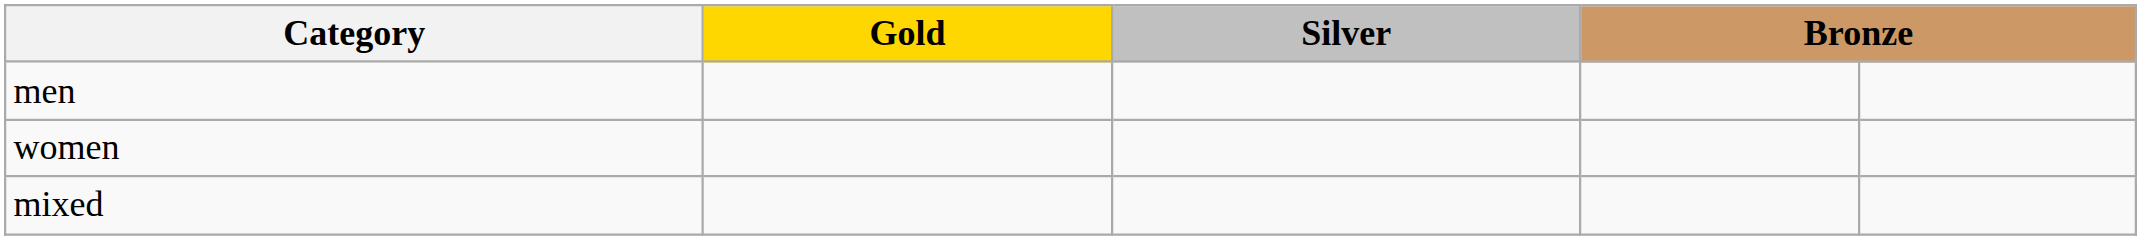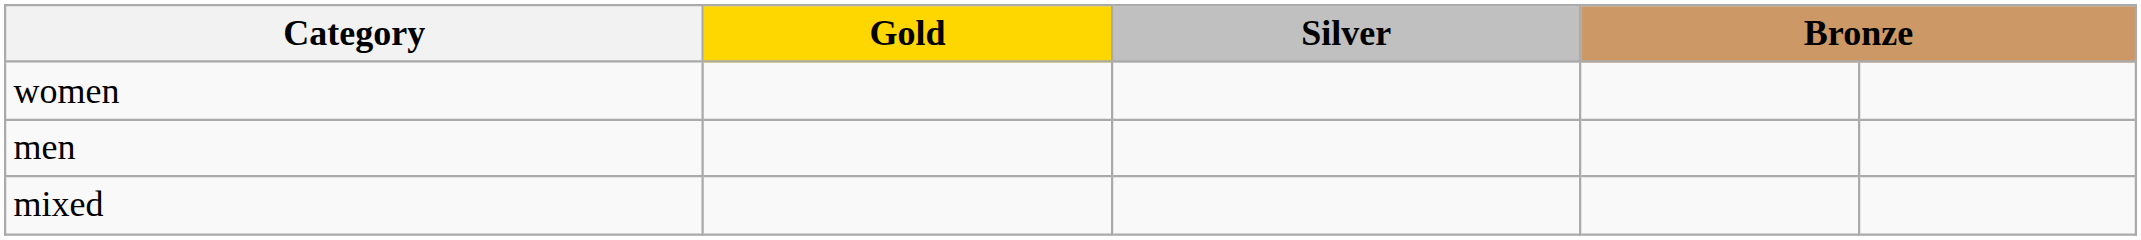rows swapped: (44, 90) <-> (66, 147)
